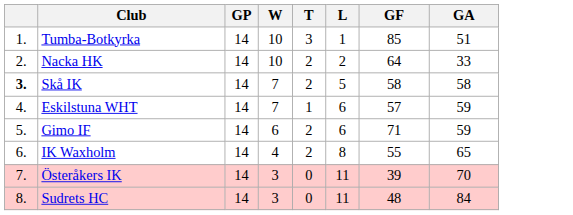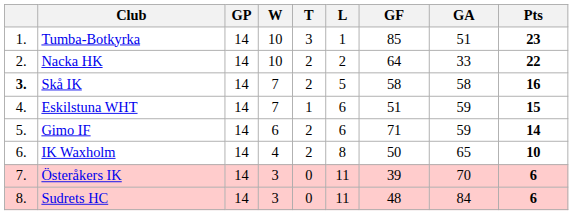+ column: (533, 15)
(394, 107) 57 -> (394, 107) 51
(394, 152) 55 -> (394, 152) 50
